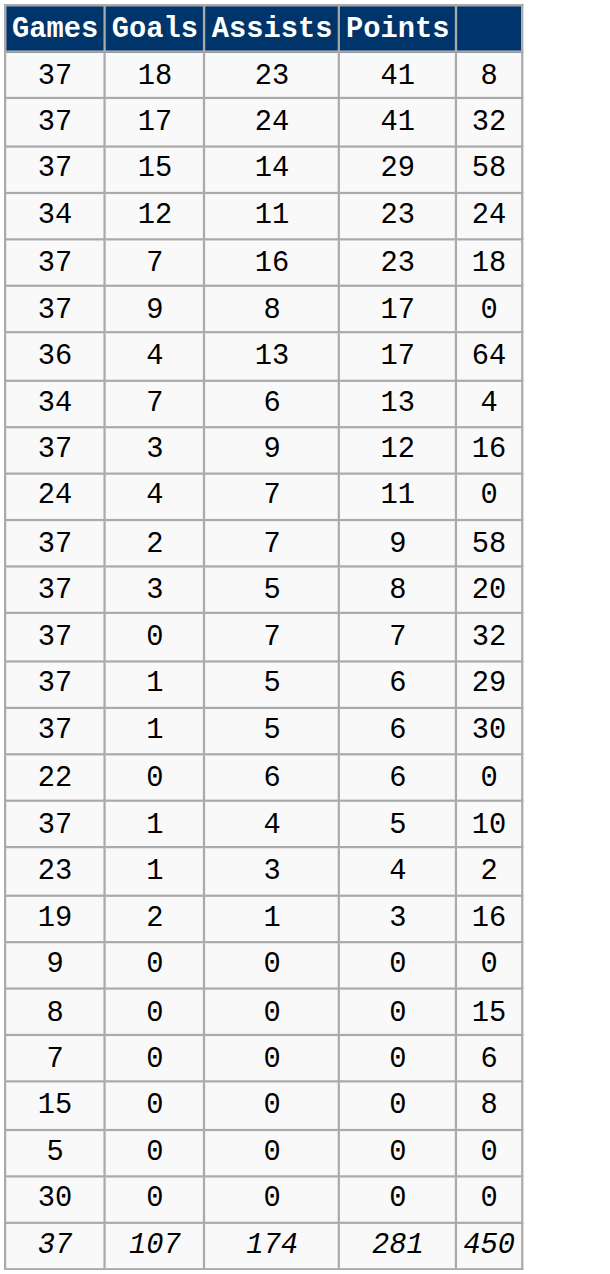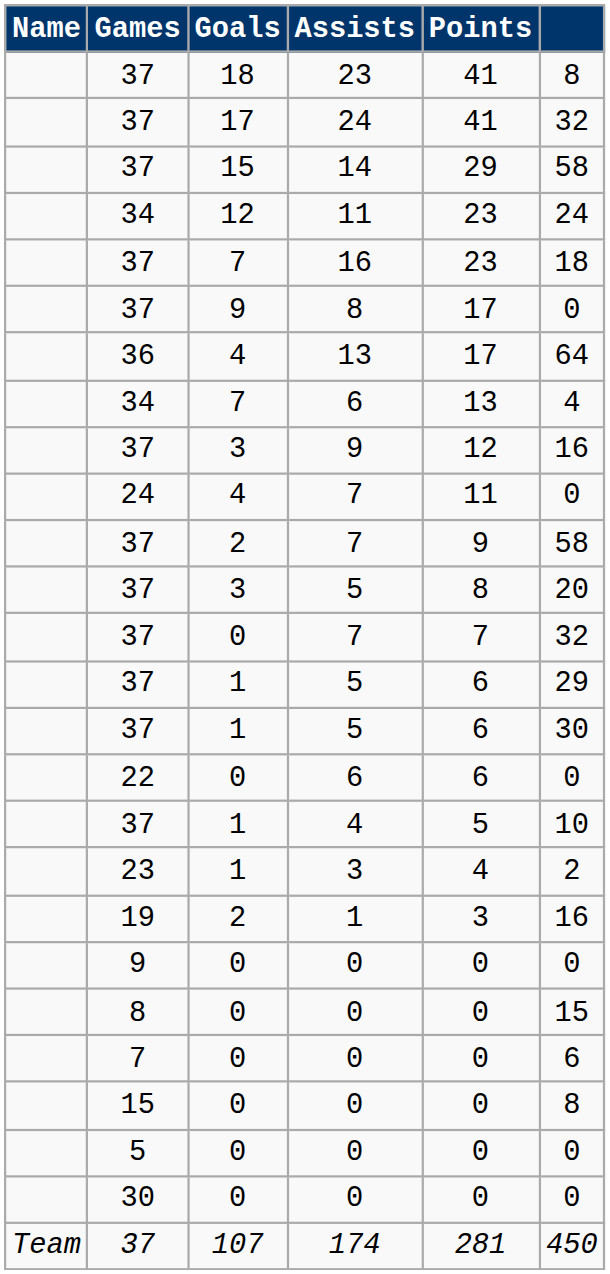+ column: (46, 29)
